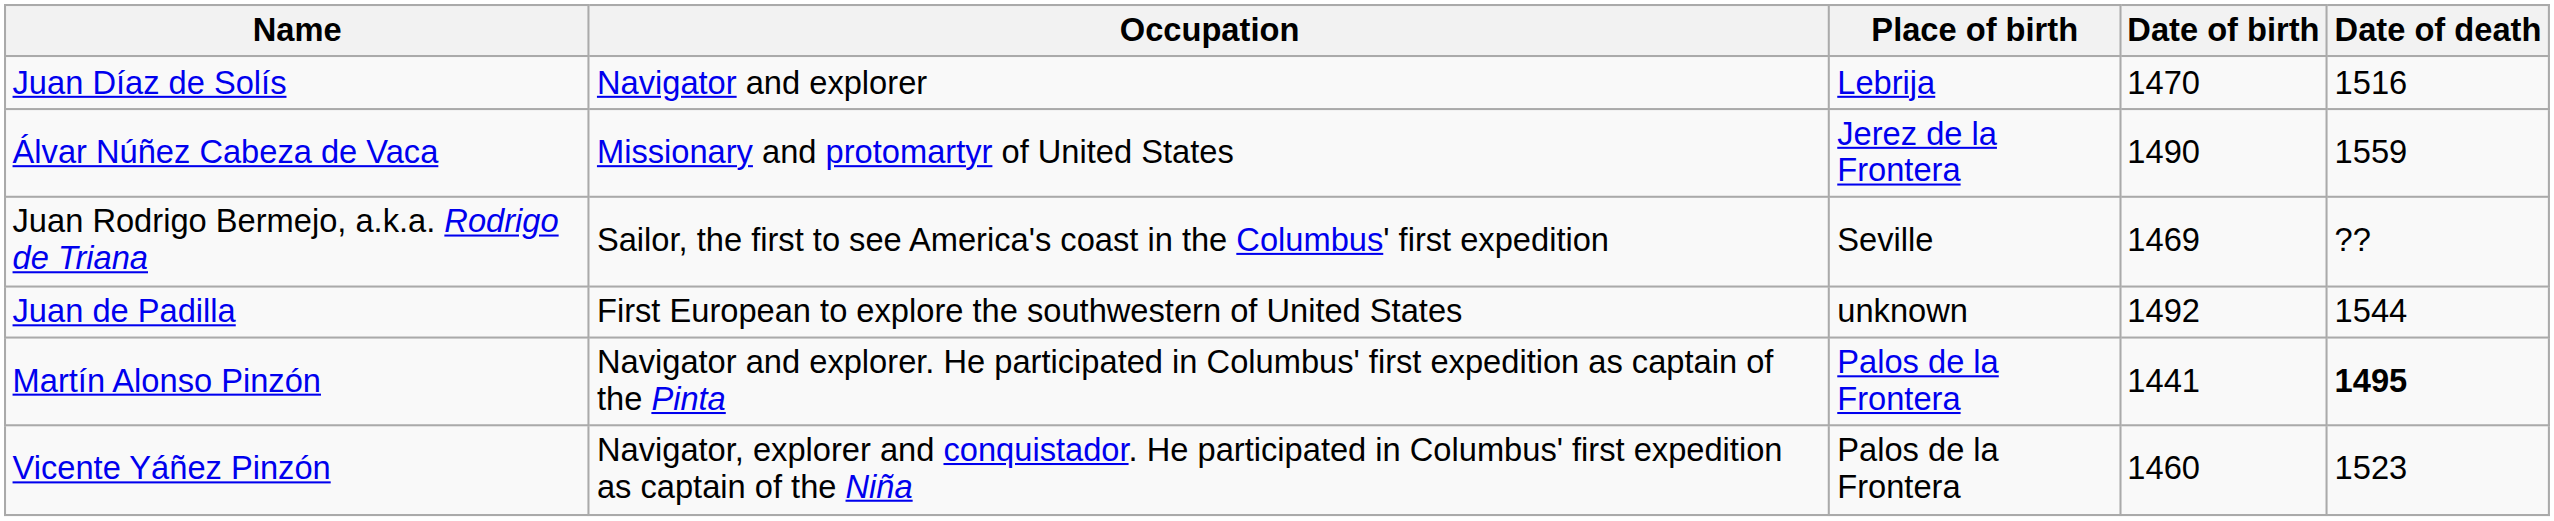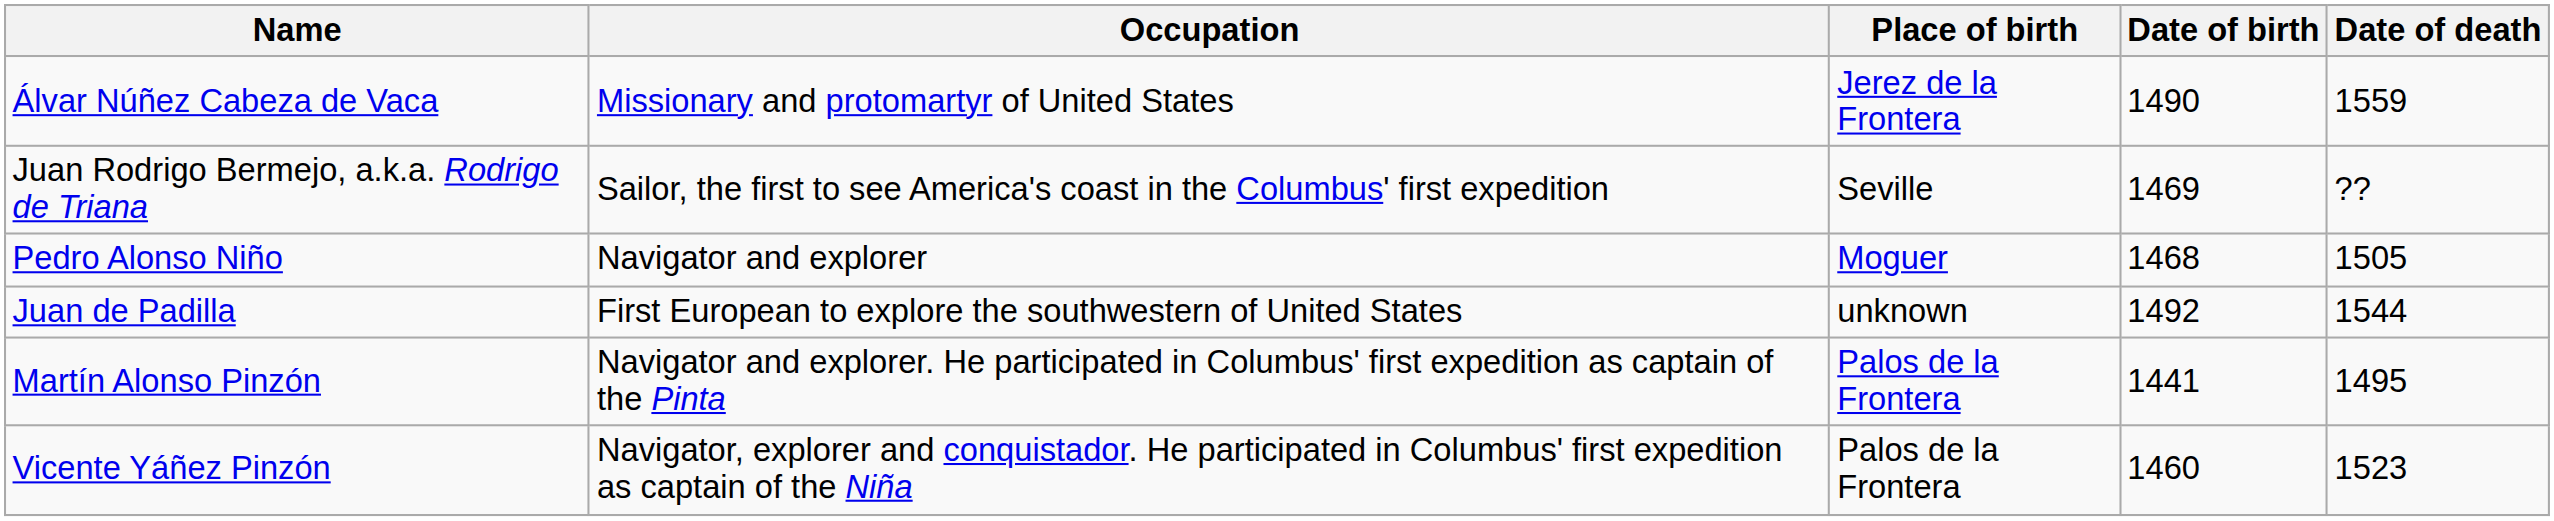- row: (150, 82)
+ row: (148, 259)
(2371, 381) bold -> (2371, 381) normal
